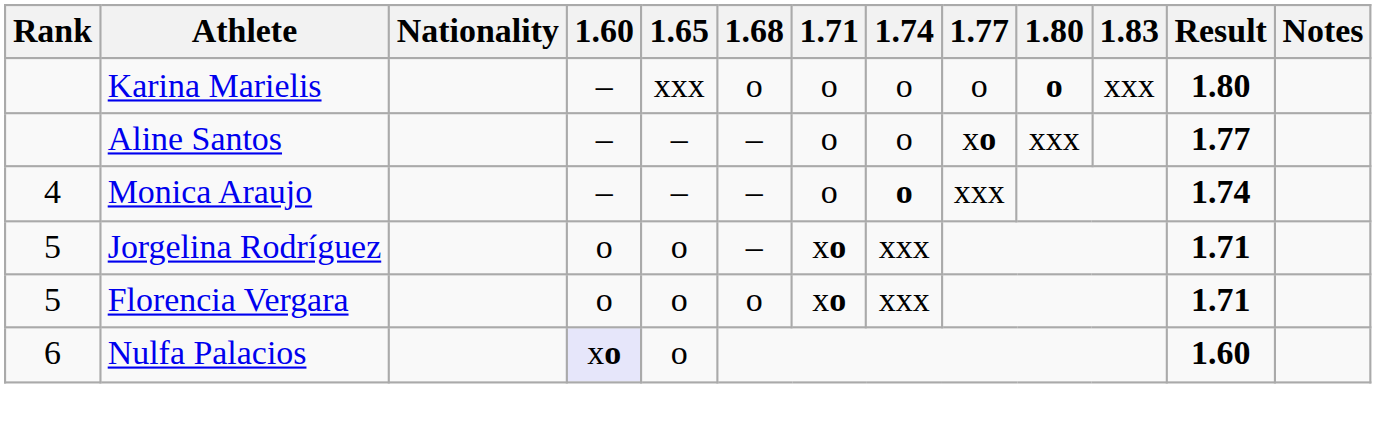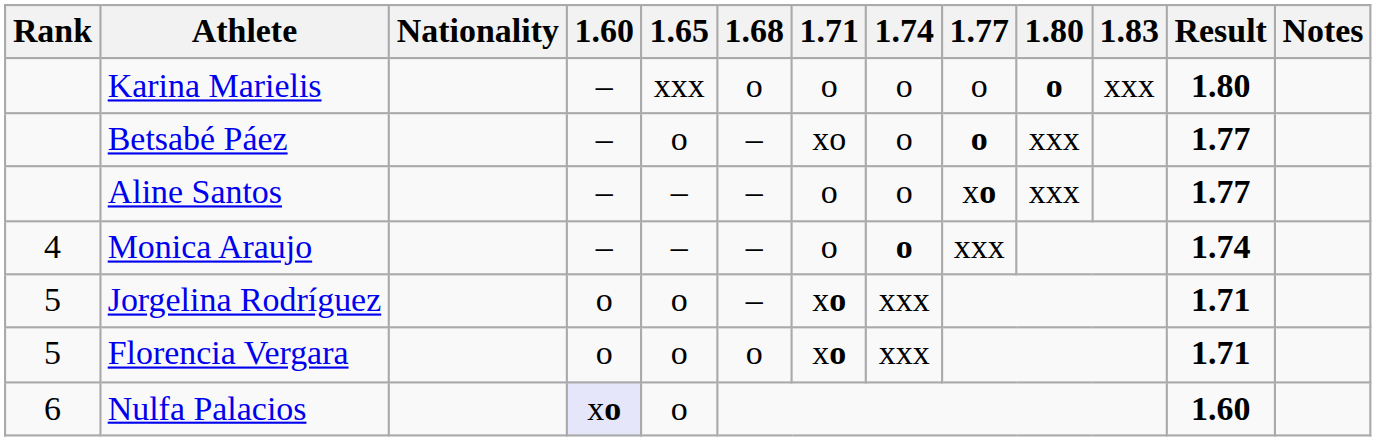+ row: (198, 138)
